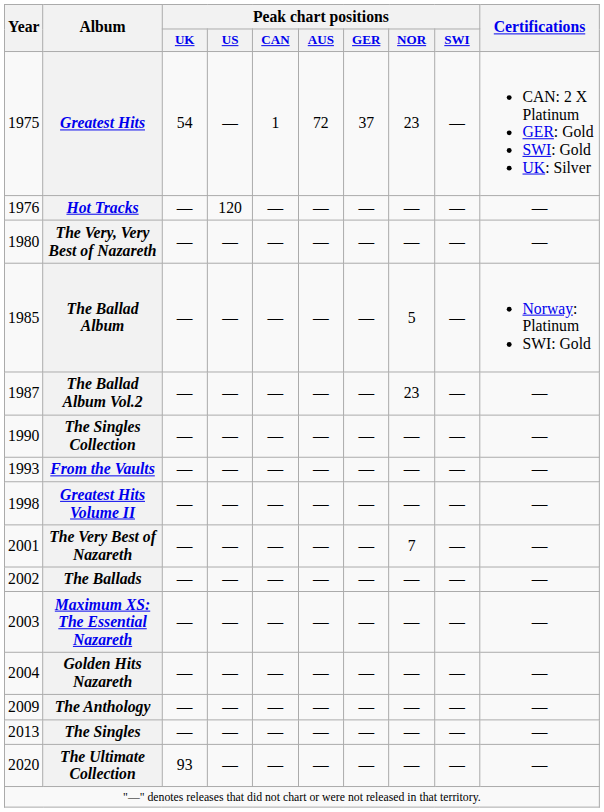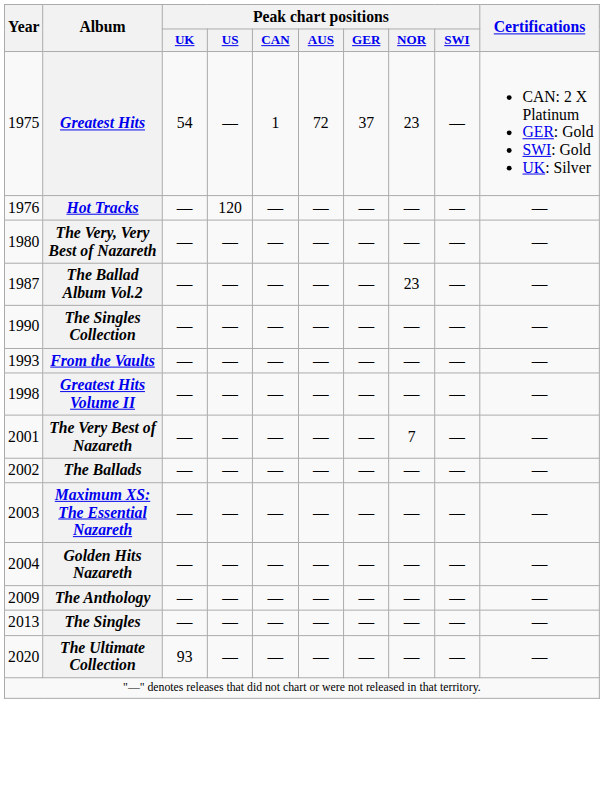- row: (103, 317)
